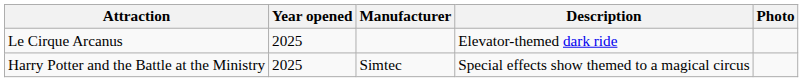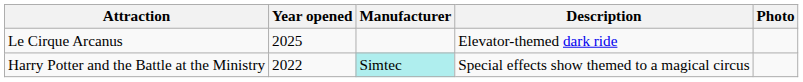(287, 64) 2025 -> (287, 64) 2022
(381, 64) no background -> (381, 64) paleturquoise background
